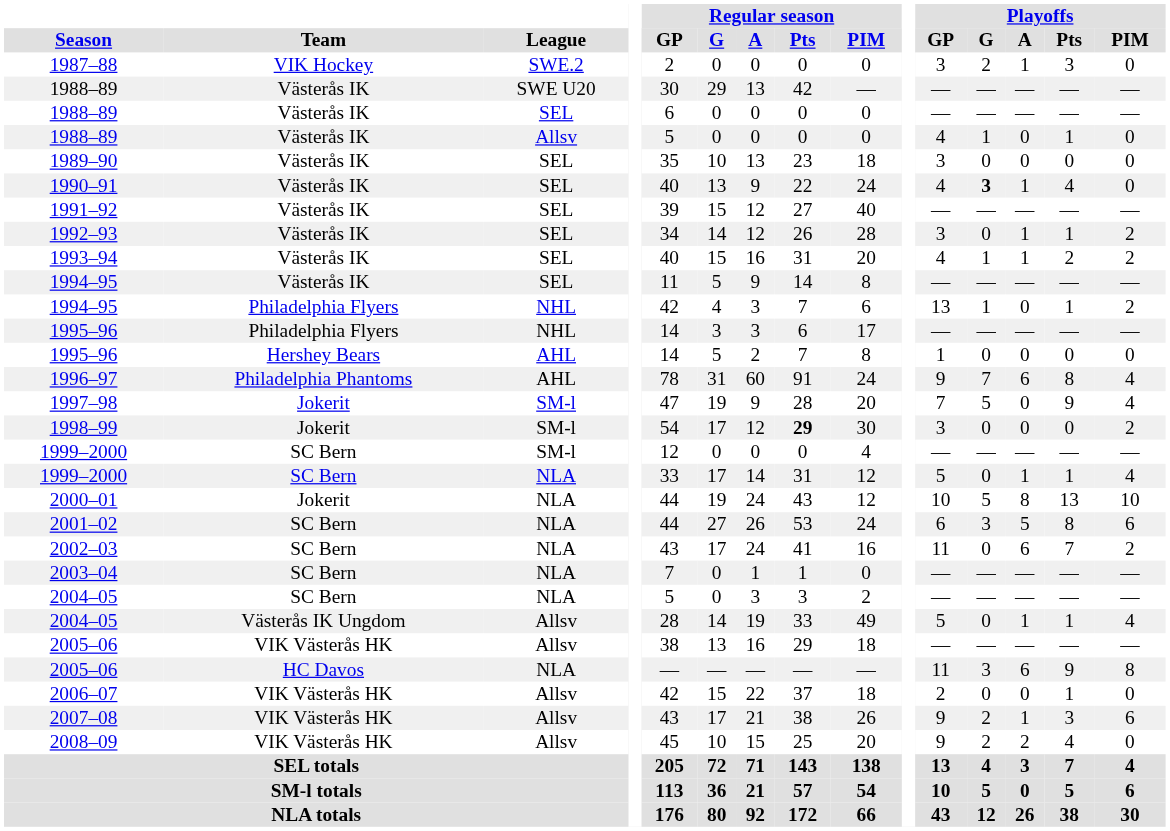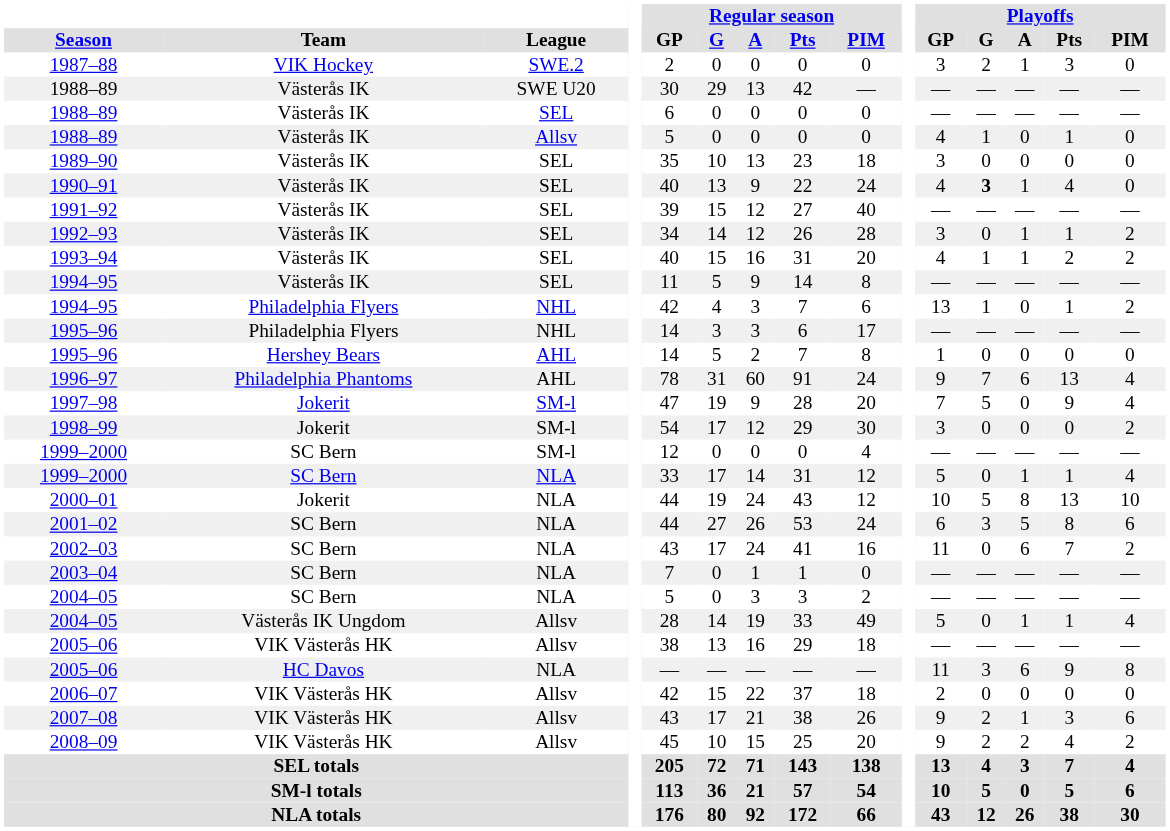(1069, 378) 8 -> (1069, 378) 13
(803, 427) bold -> (803, 427) normal
(1069, 693) 1 -> (1069, 693) 0
(1130, 741) 0 -> (1130, 741) 2
